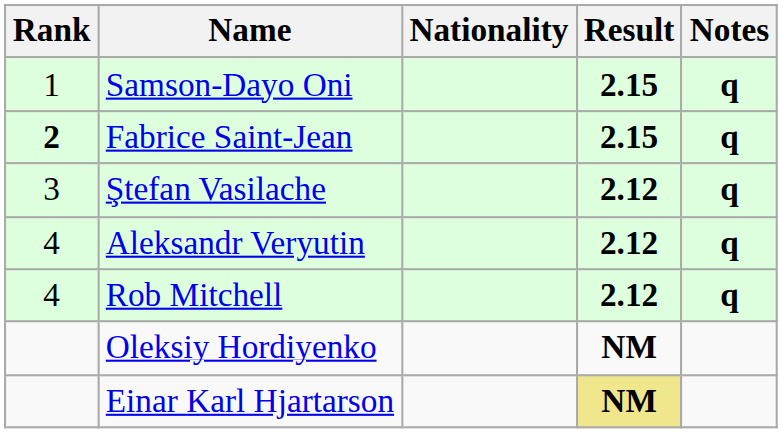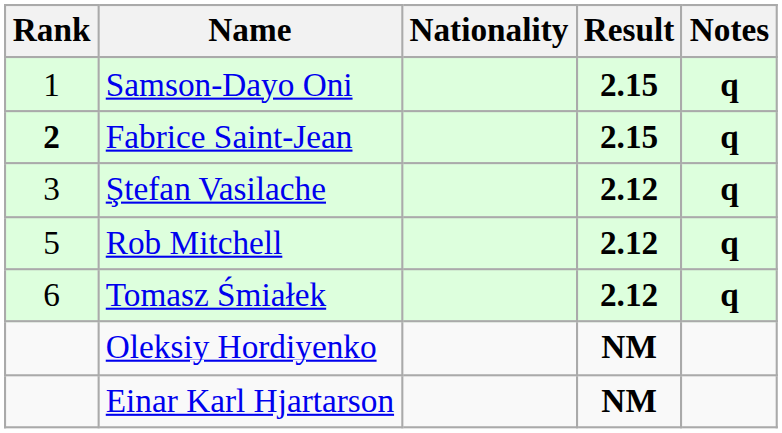- row: (235, 242)
(52, 294) 4 -> (52, 242) 5
+ row: (216, 294)
(629, 400) khaki background -> (629, 400) no background
